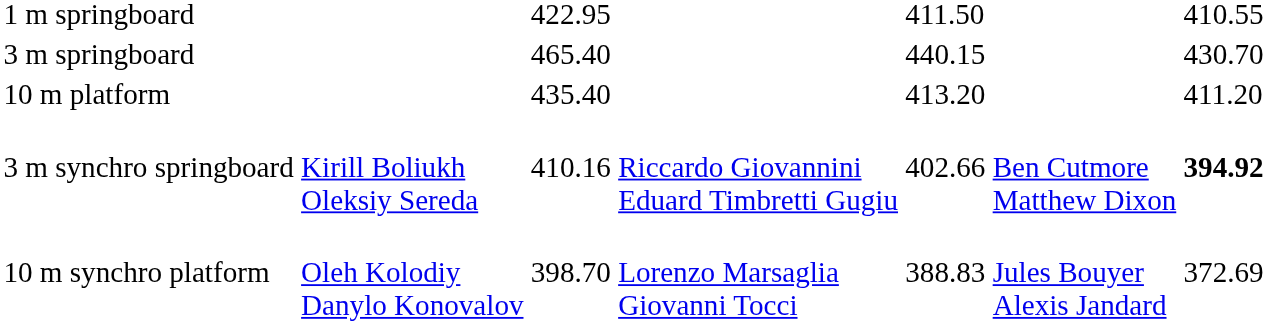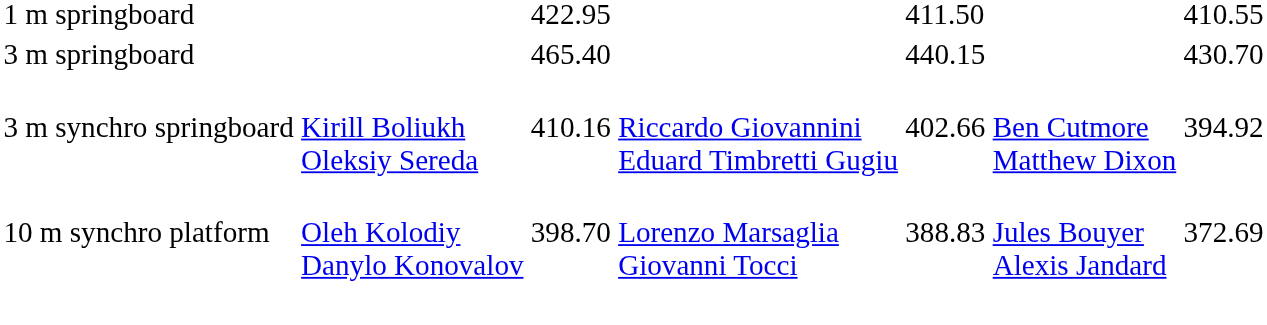- row: (87, 94)
(1224, 167) bold -> (1224, 127) normal
